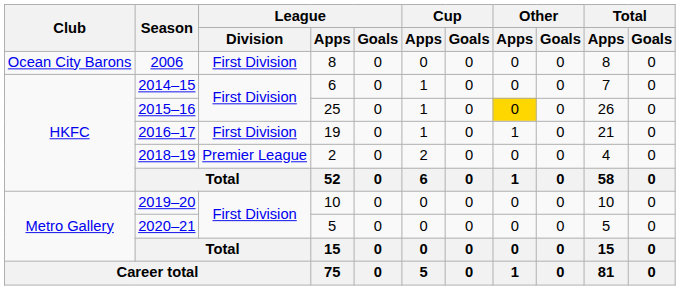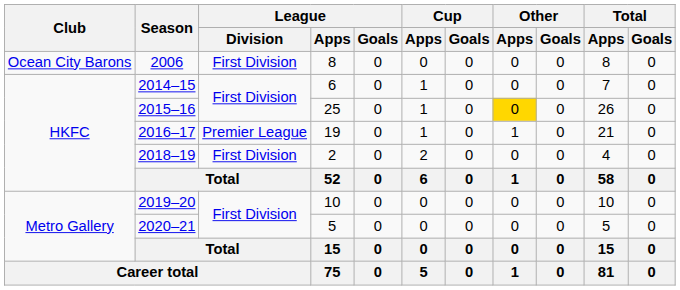(255, 132) First Division -> (255, 132) Premier League
(255, 156) Premier League -> (255, 156) First Division
